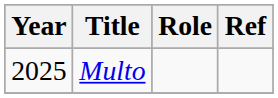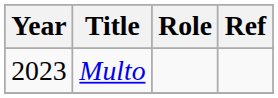(39, 70) 2025 -> (39, 70) 2023
